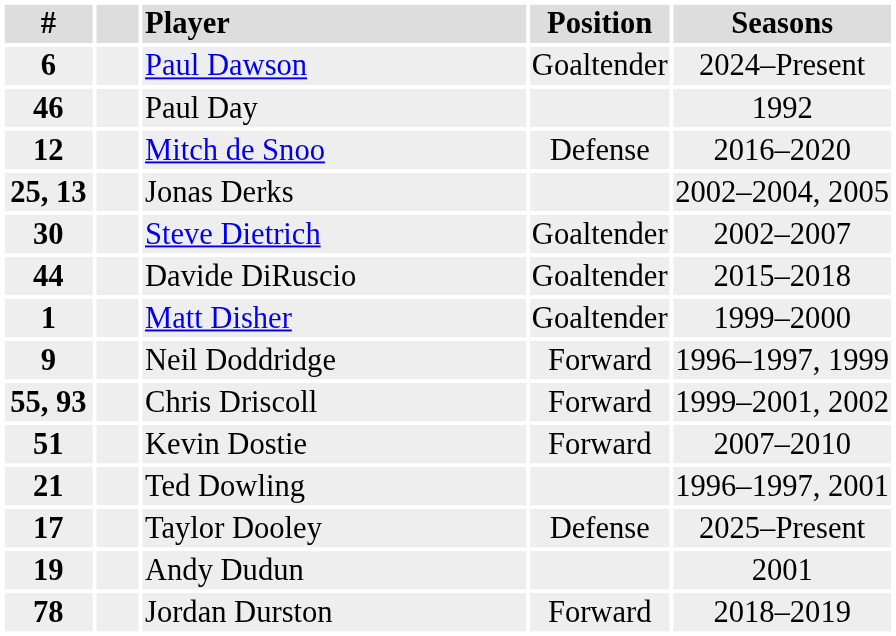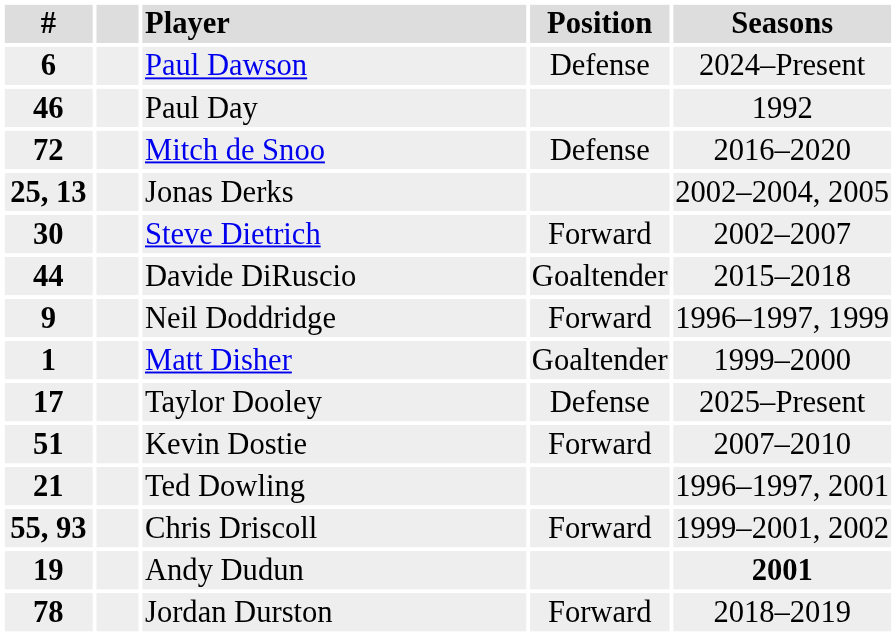(600, 65) Goaltender -> (600, 65) Defense
(48, 149) 12 -> (48, 149) 72
(600, 233) Goaltender -> (600, 233) Forward
rows swapped: (218, 317) <-> (240, 359)
rows swapped: (233, 527) <-> (231, 401)
(782, 569) normal -> (782, 569) bold
